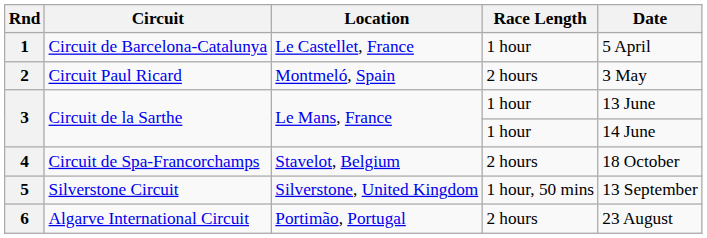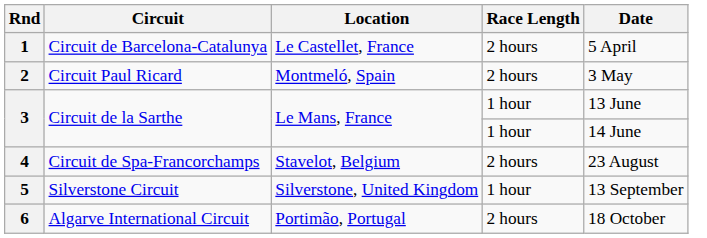(509, 46) 1 hour -> (512, 46) 2 hours
(641, 160) 18 October -> (623, 160) 23 August
(540, 189) 1 hour, 50 mins -> (509, 189) 1 hour
(638, 217) 23 August -> (627, 217) 18 October
